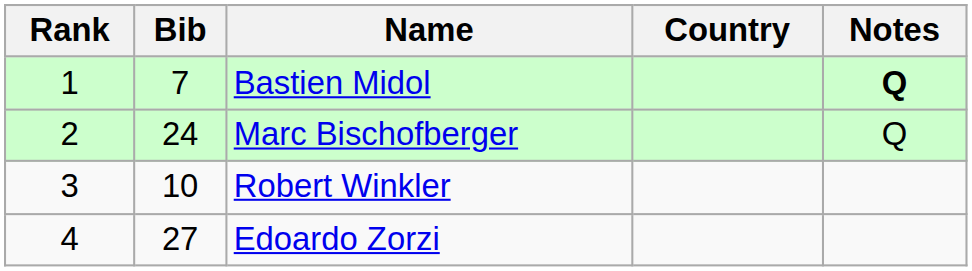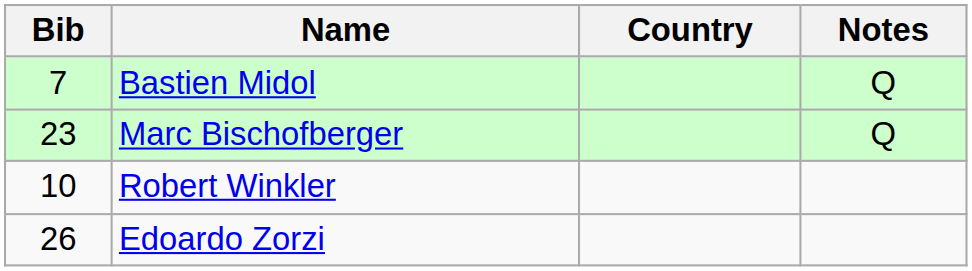- column: (70, 30)
(894, 82) bold -> (883, 82) normal
(180, 134) 24 -> (58, 134) 23
(180, 238) 27 -> (58, 238) 26
